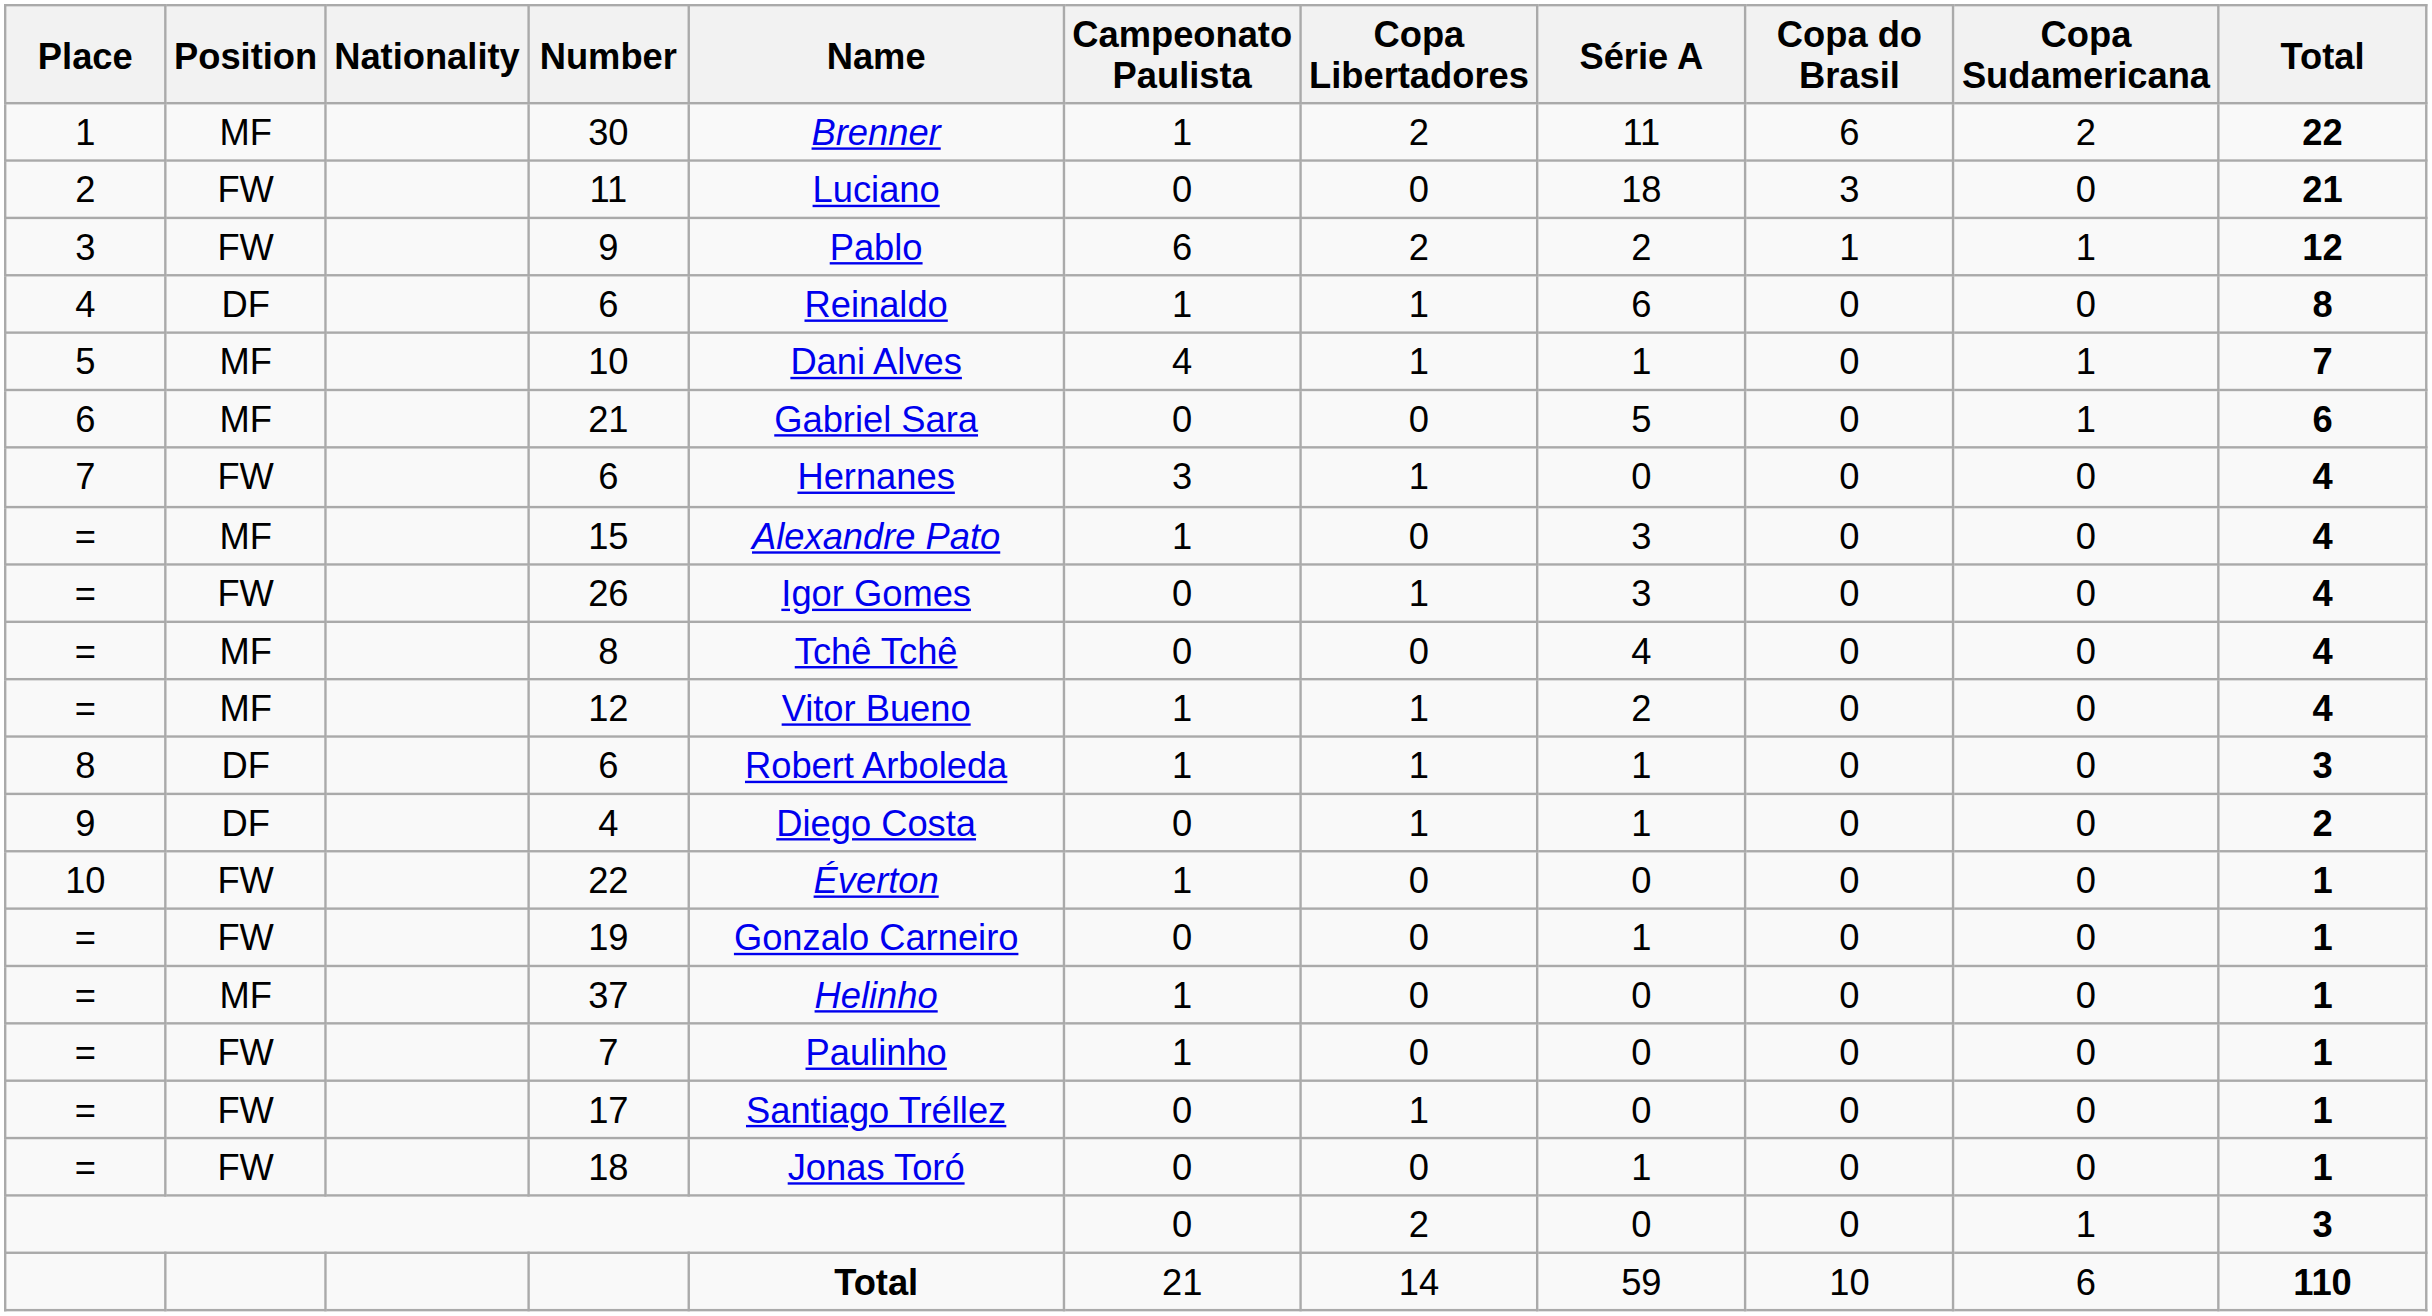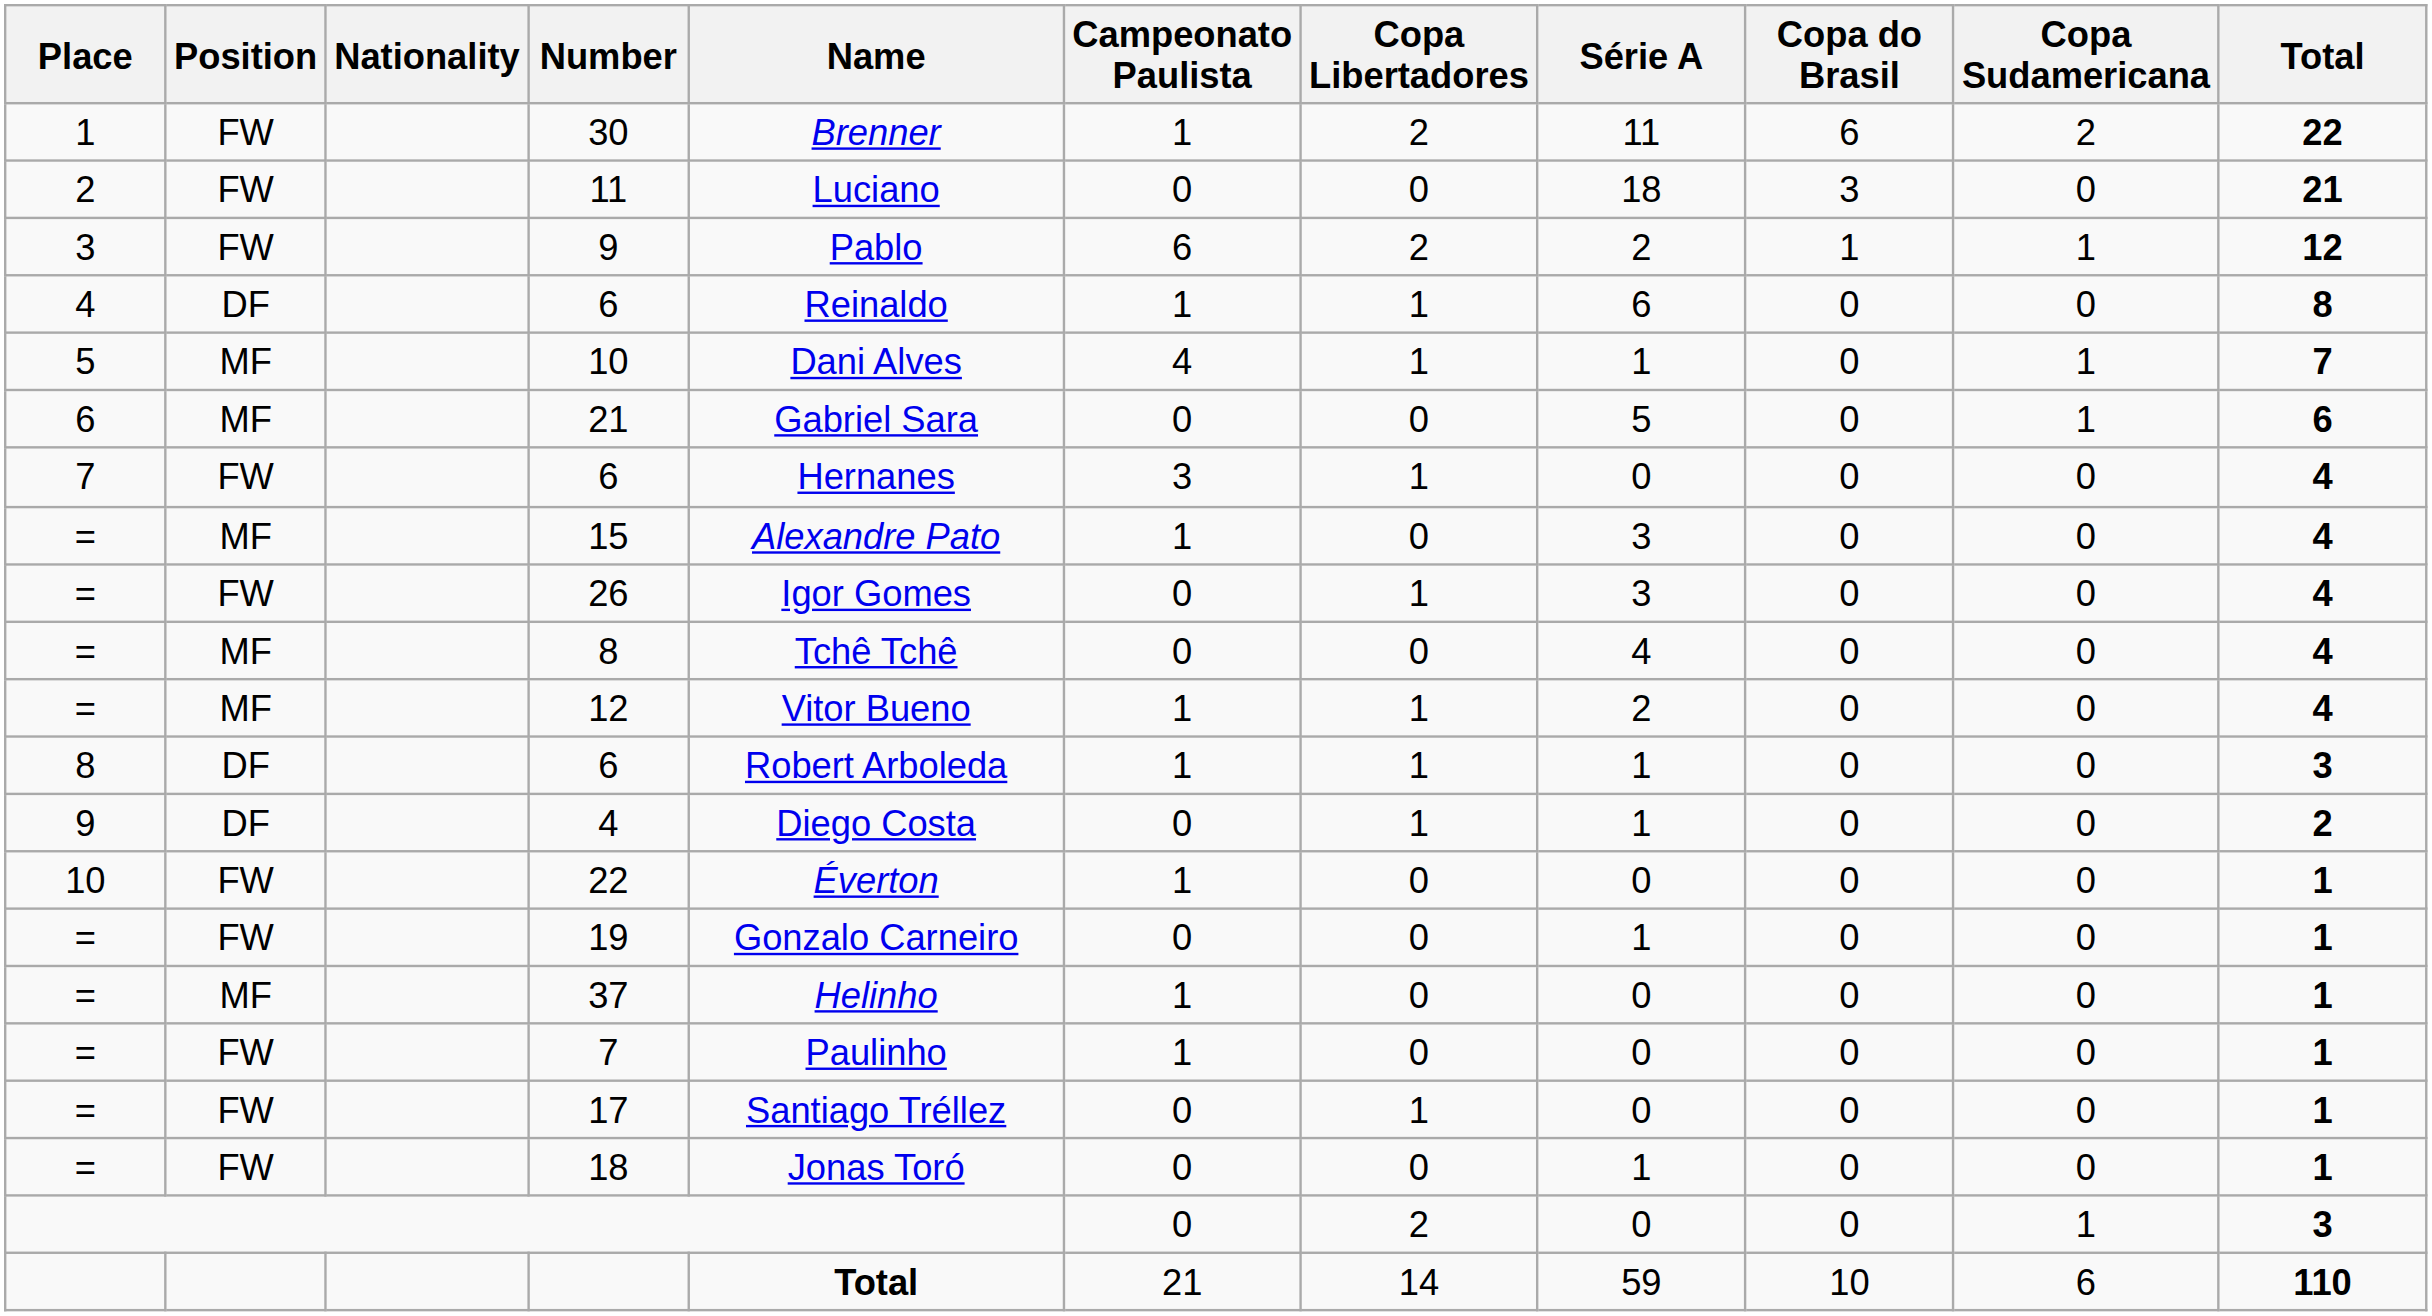(246, 132) MF -> (246, 132) FW
